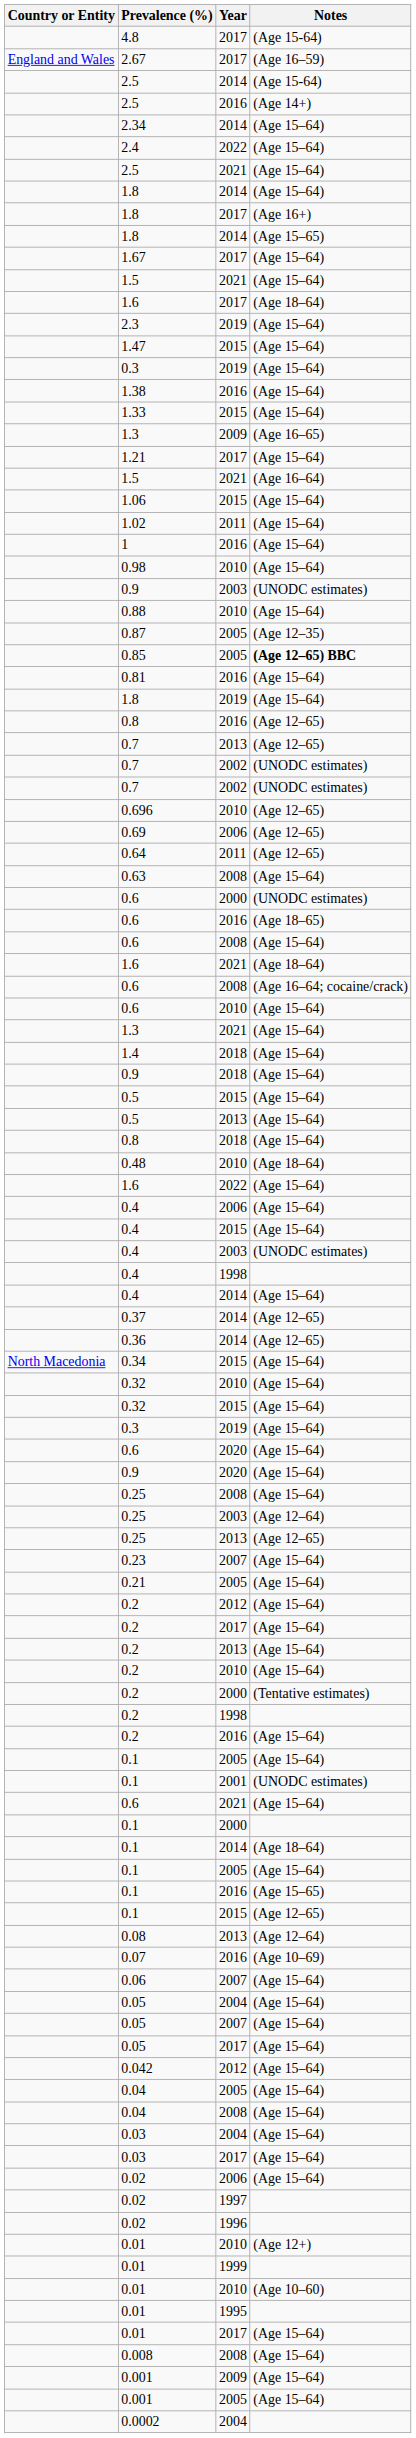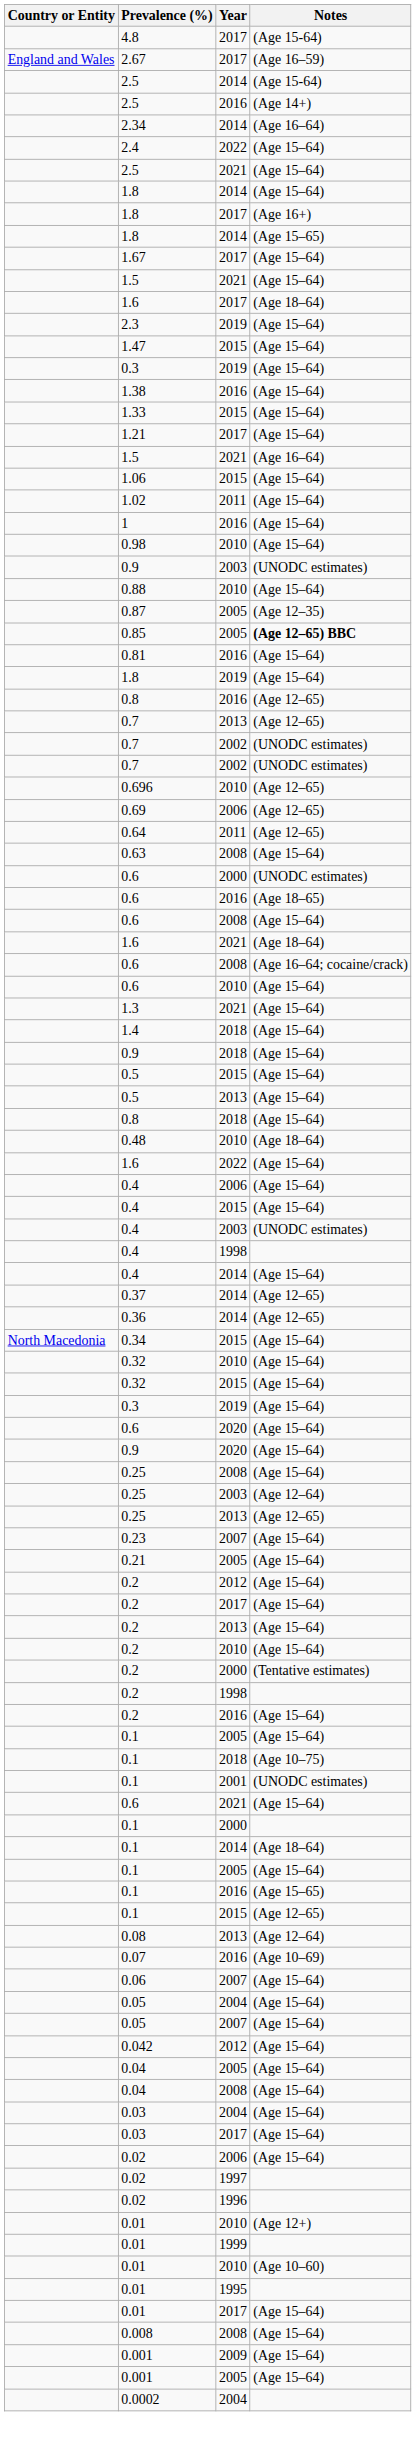(289, 125) (Age 15–64) -> (289, 125) (Age 16–64)
- row: (130, 434)
+ row: (130, 1759)
- row: (133, 2046)
